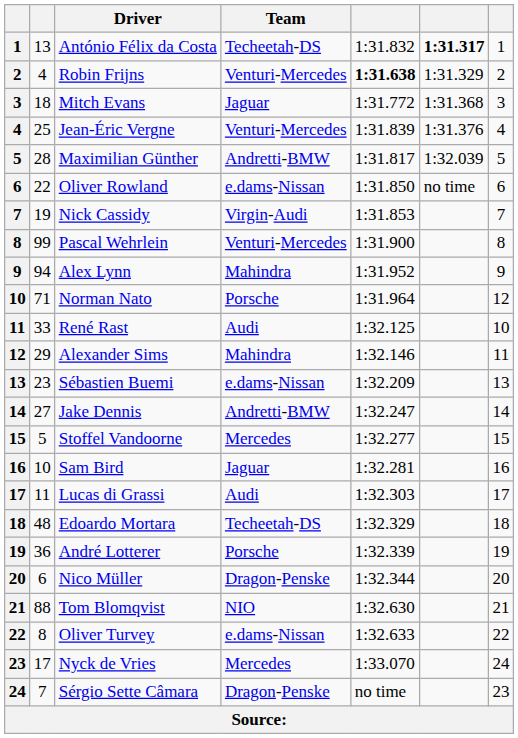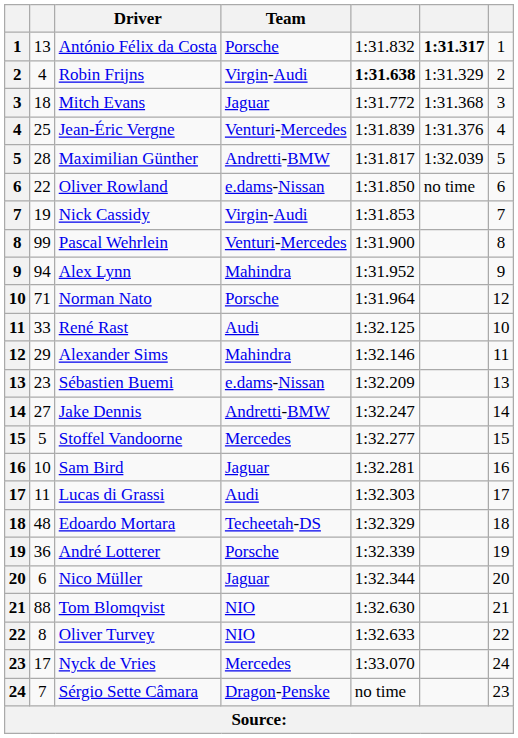(273, 46) Techeetah-DS -> (252, 46) Porsche
(286, 74) Venturi-Mercedes -> (266, 74) Virgin-Audi
(277, 579) Dragon-Penske -> (247, 579) Jaguar
(275, 635) e.dams-Nissan -> (240, 635) NIO
